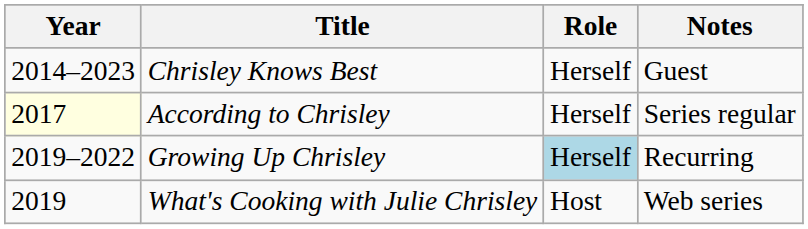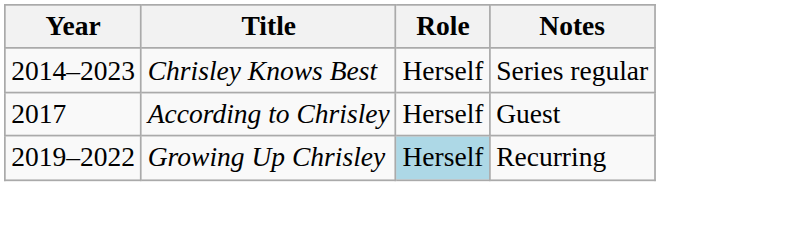(676, 69) Guest -> (572, 69) Series regular
(39, 113) lightyellow background -> (39, 113) no background
(720, 113) Series regular -> (528, 113) Guest
- row: (343, 200)
